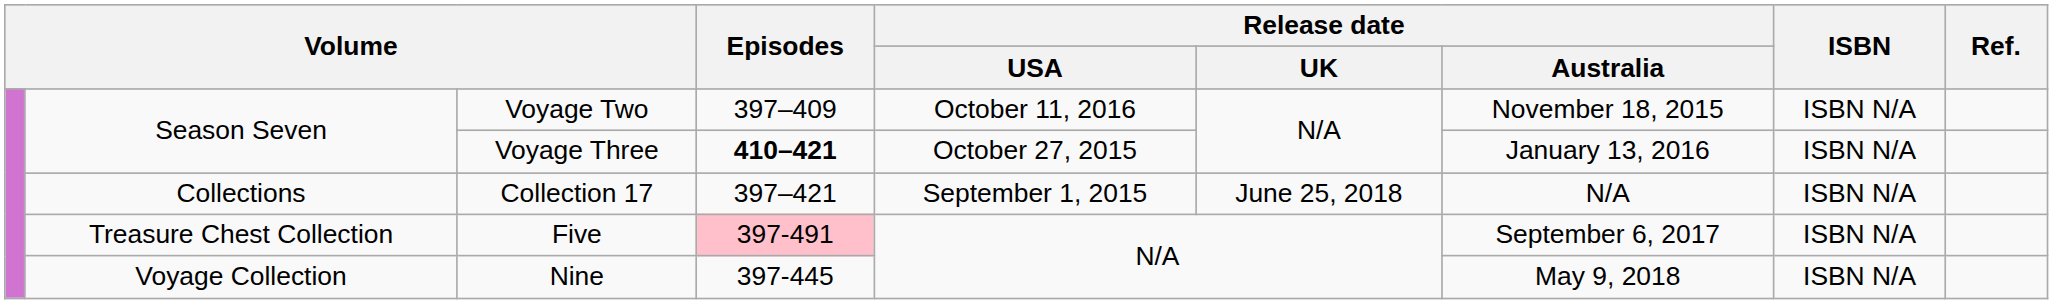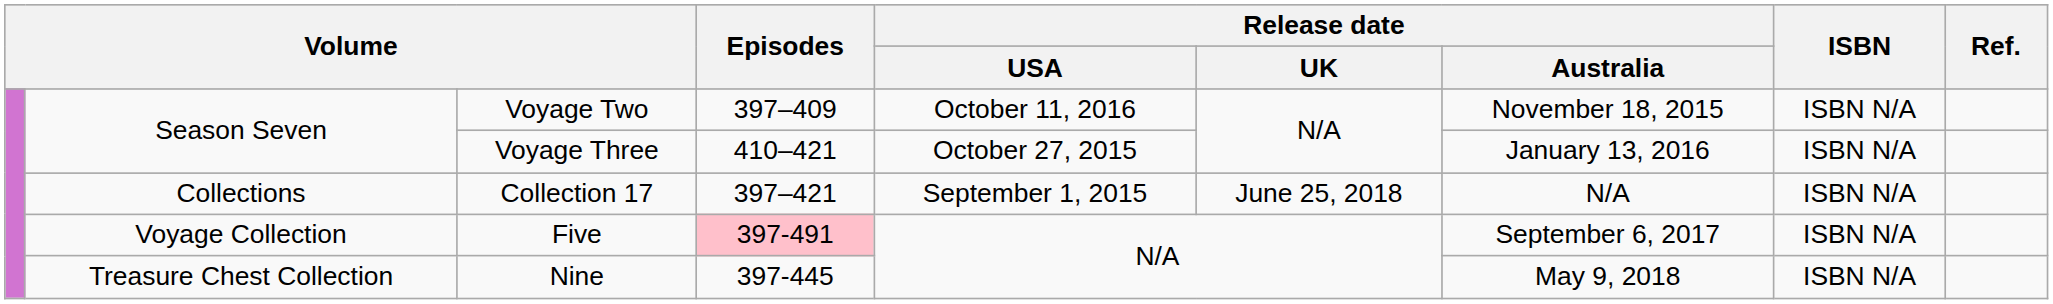(785, 151) bold -> (785, 151) normal
(241, 234) Treasure Chest Collection -> (241, 234) Voyage Collection
(241, 276) Voyage Collection -> (241, 276) Treasure Chest Collection
